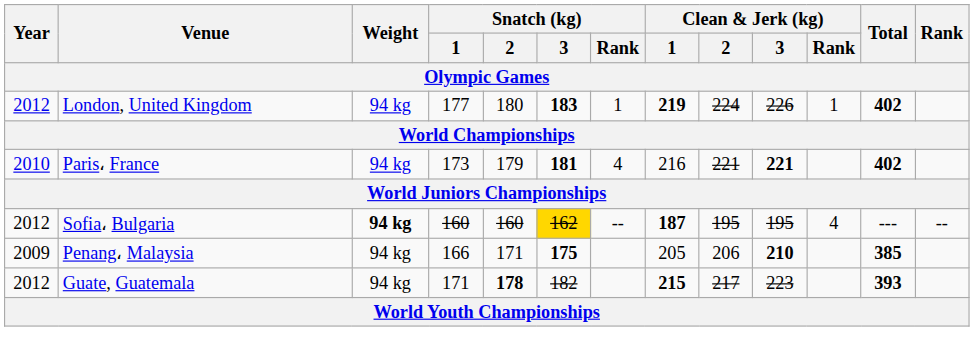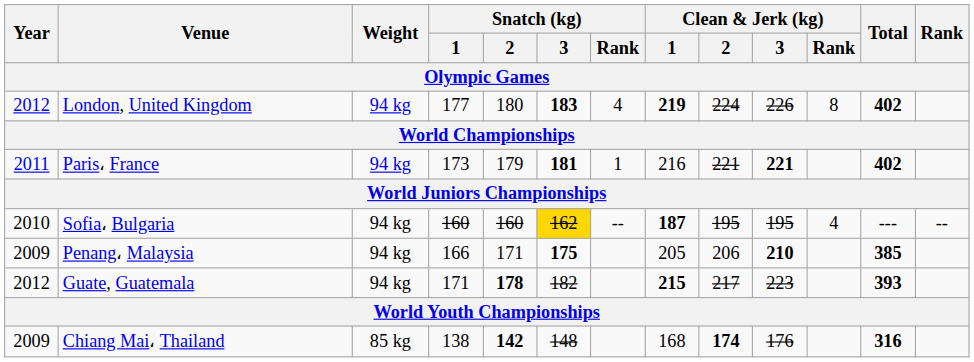(618, 105) 1 -> (618, 105) 4
(834, 105) 1 -> (834, 105) 8
(32, 164) 2010 -> (32, 164) 2011
(618, 164) 4 -> (618, 164) 1
(32, 223) 2012 -> (32, 223) 2010
(390, 223) bold -> (390, 223) normal
+ row: (144, 341)
